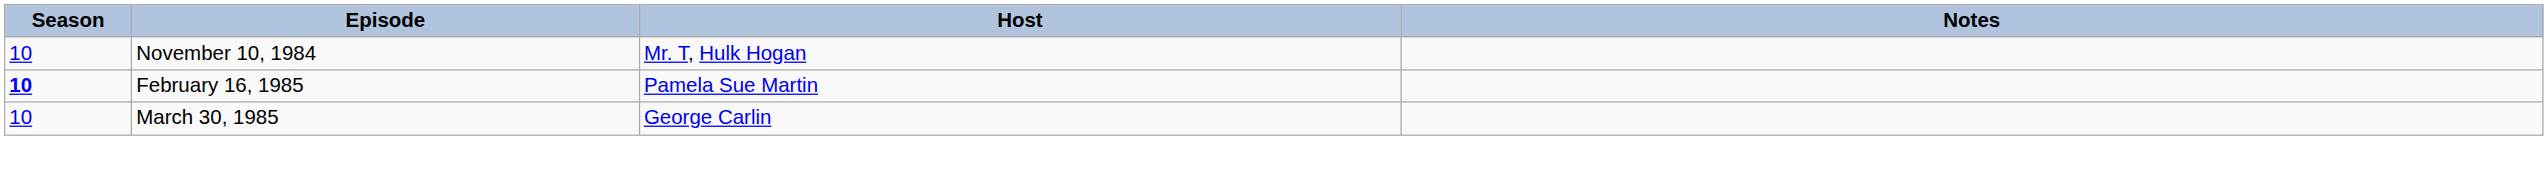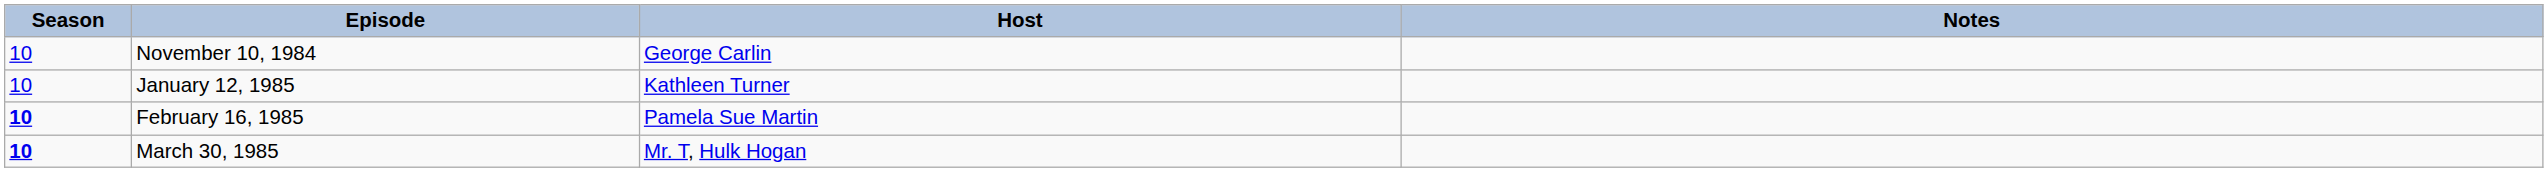(725, 53) Mr. T, Hulk Hogan -> (708, 53) George Carlin
+ row: (215, 85)
(21, 118) normal -> (21, 150) bold
(708, 118) George Carlin -> (725, 150) Mr. T, Hulk Hogan
